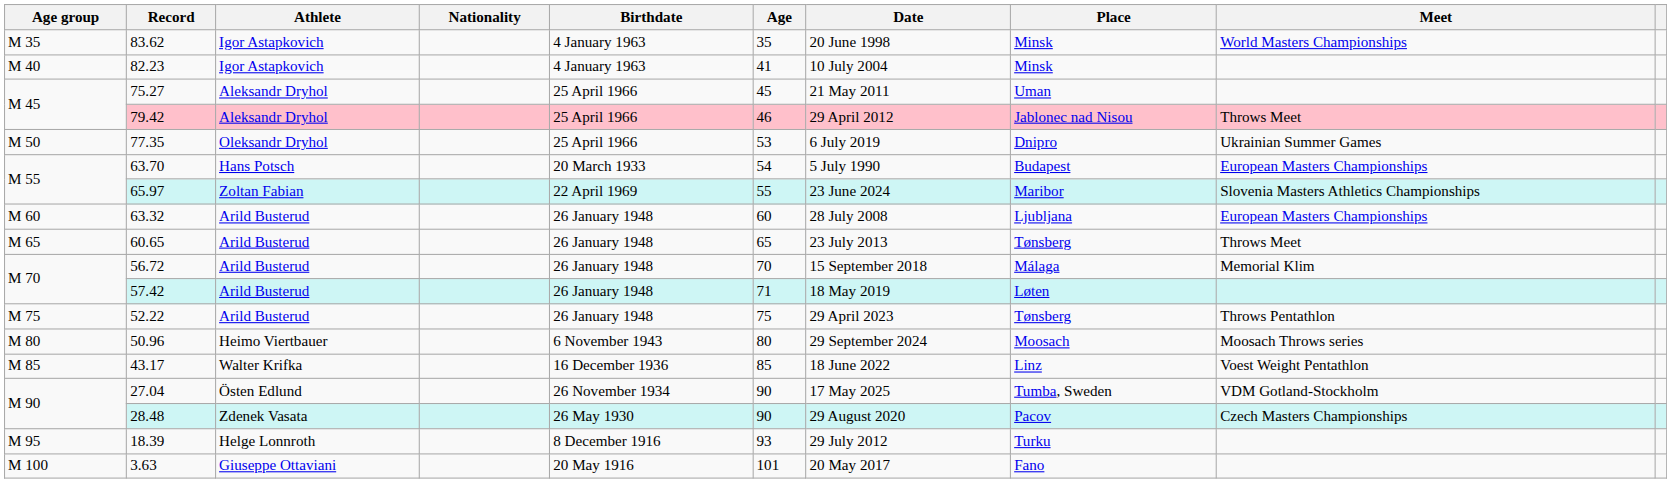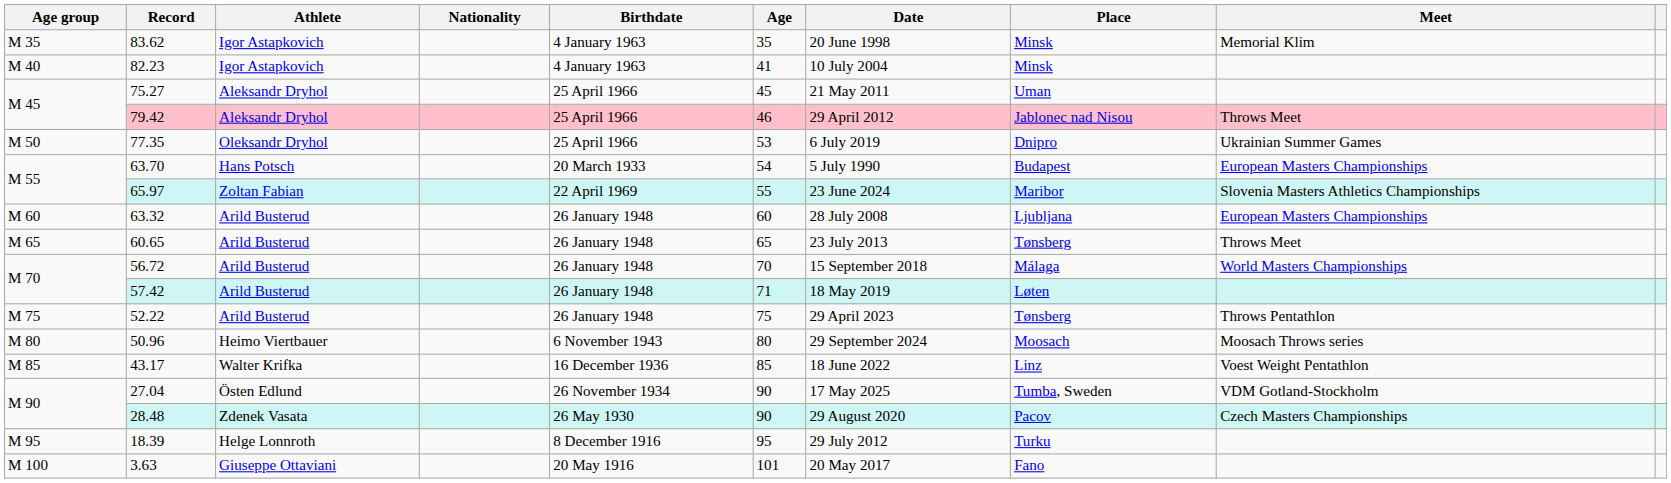(1314, 42) World Masters Championships -> (1267, 42) Memorial Klim
(1267, 266) Memorial Klim -> (1314, 266) World Masters Championships
(764, 441) 93 -> (764, 441) 95
